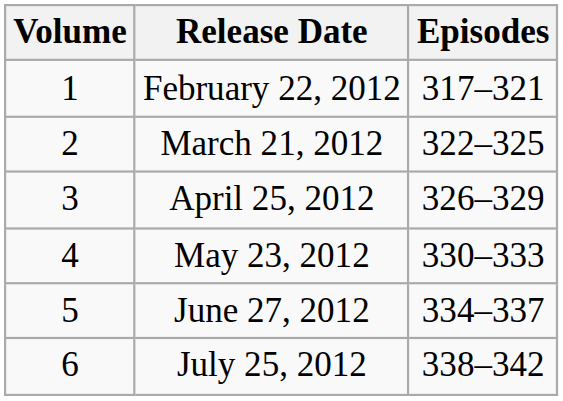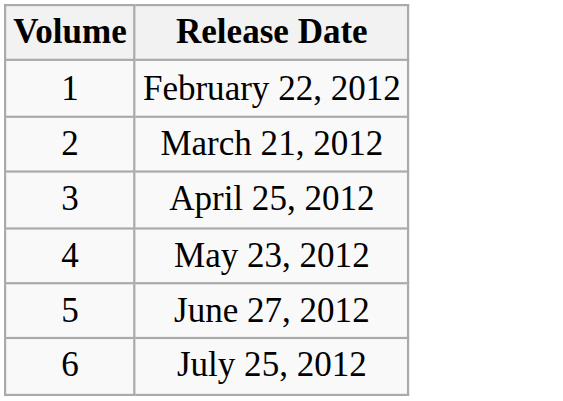- column: (483, 32)
